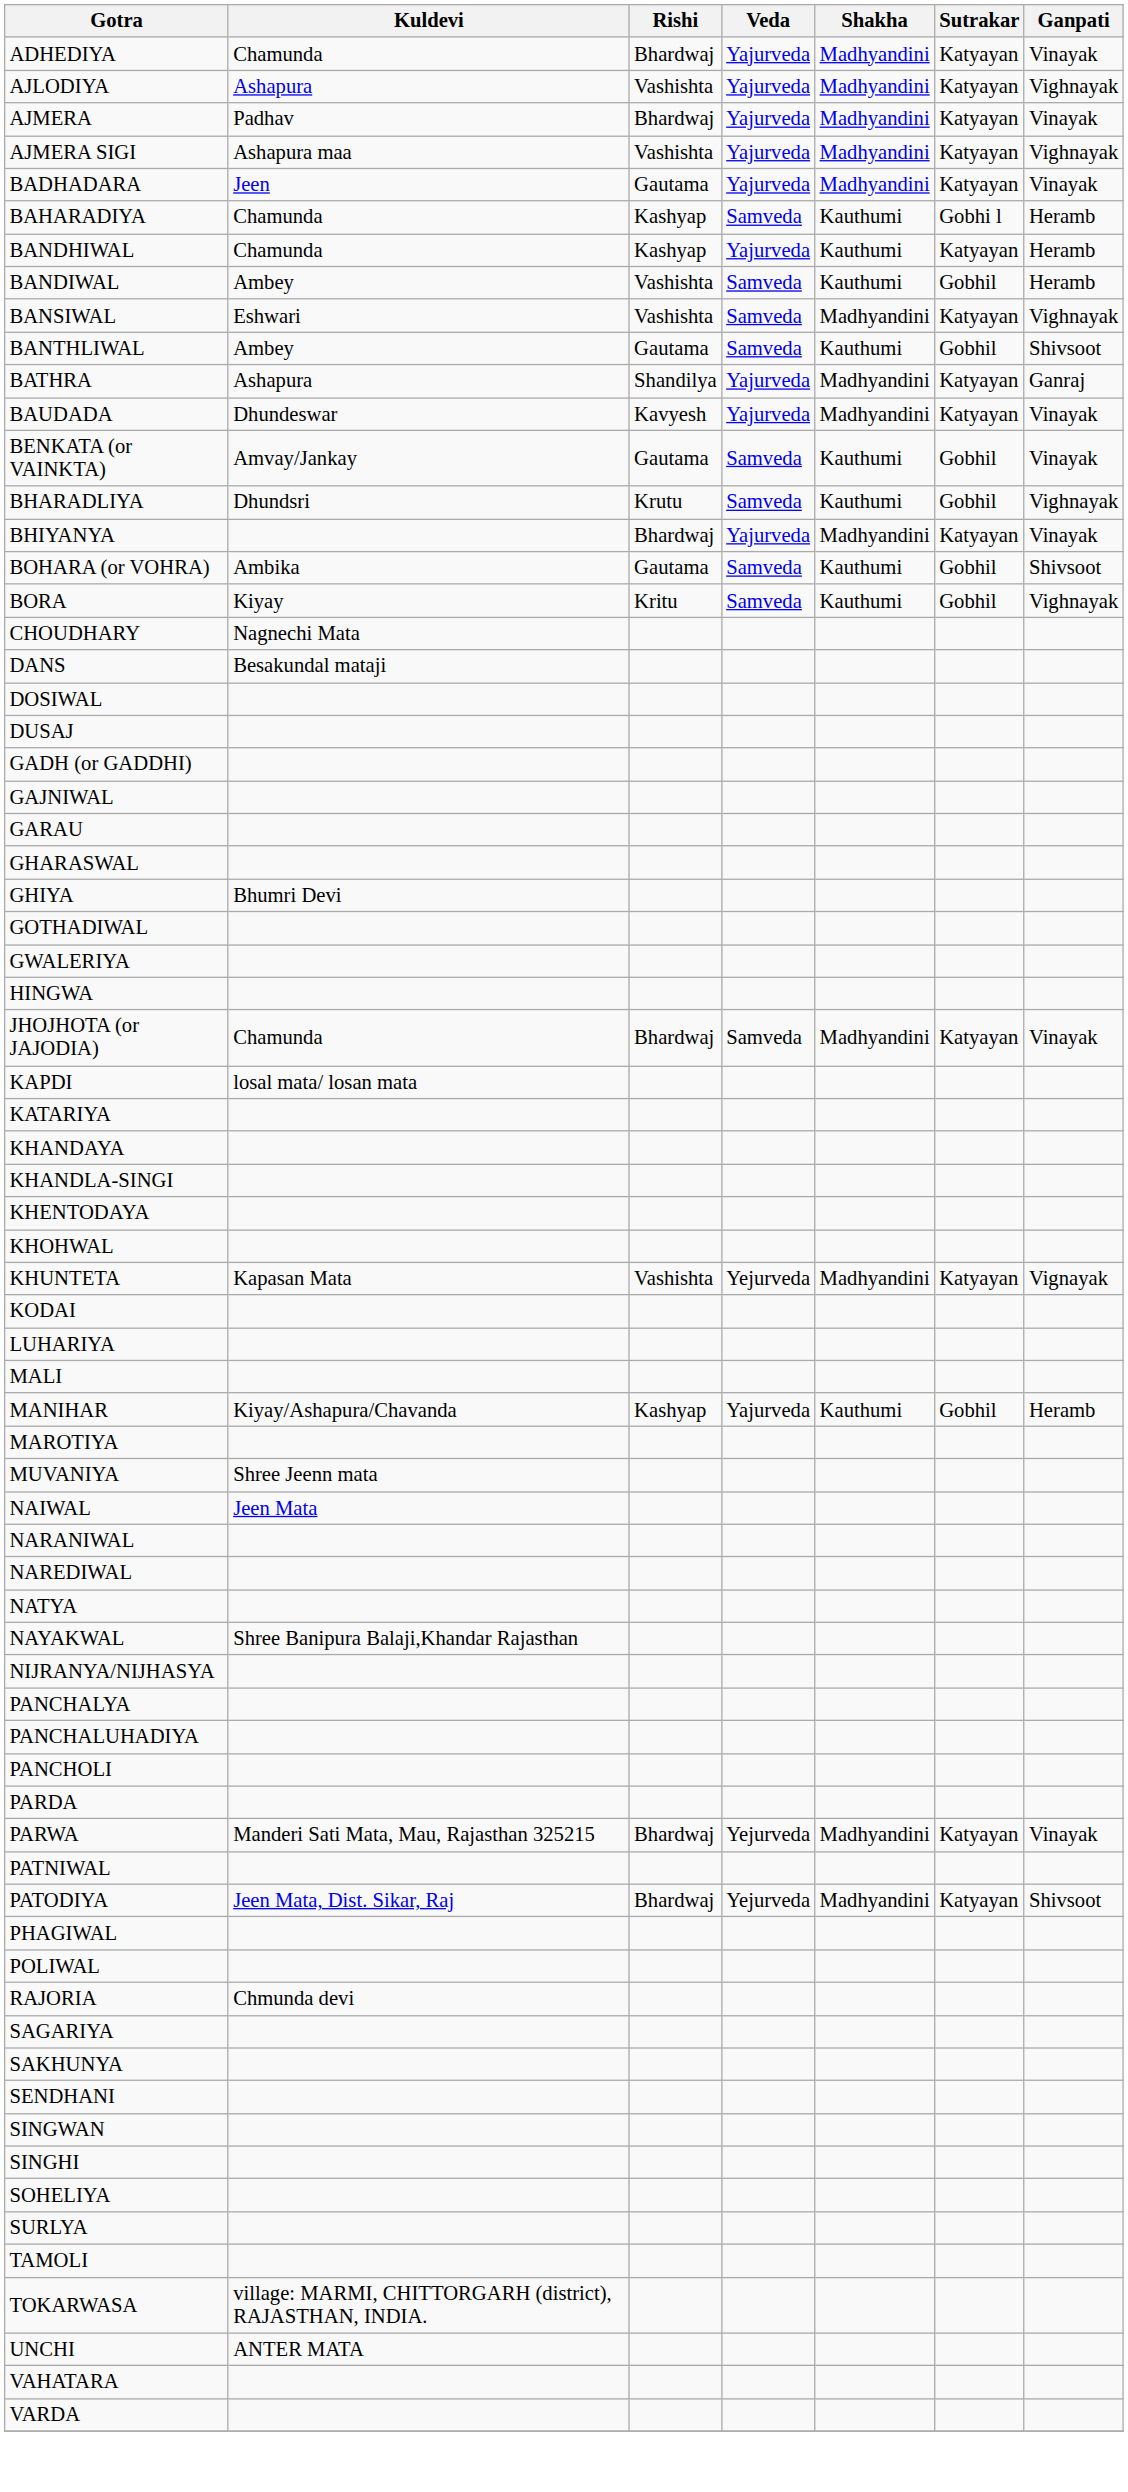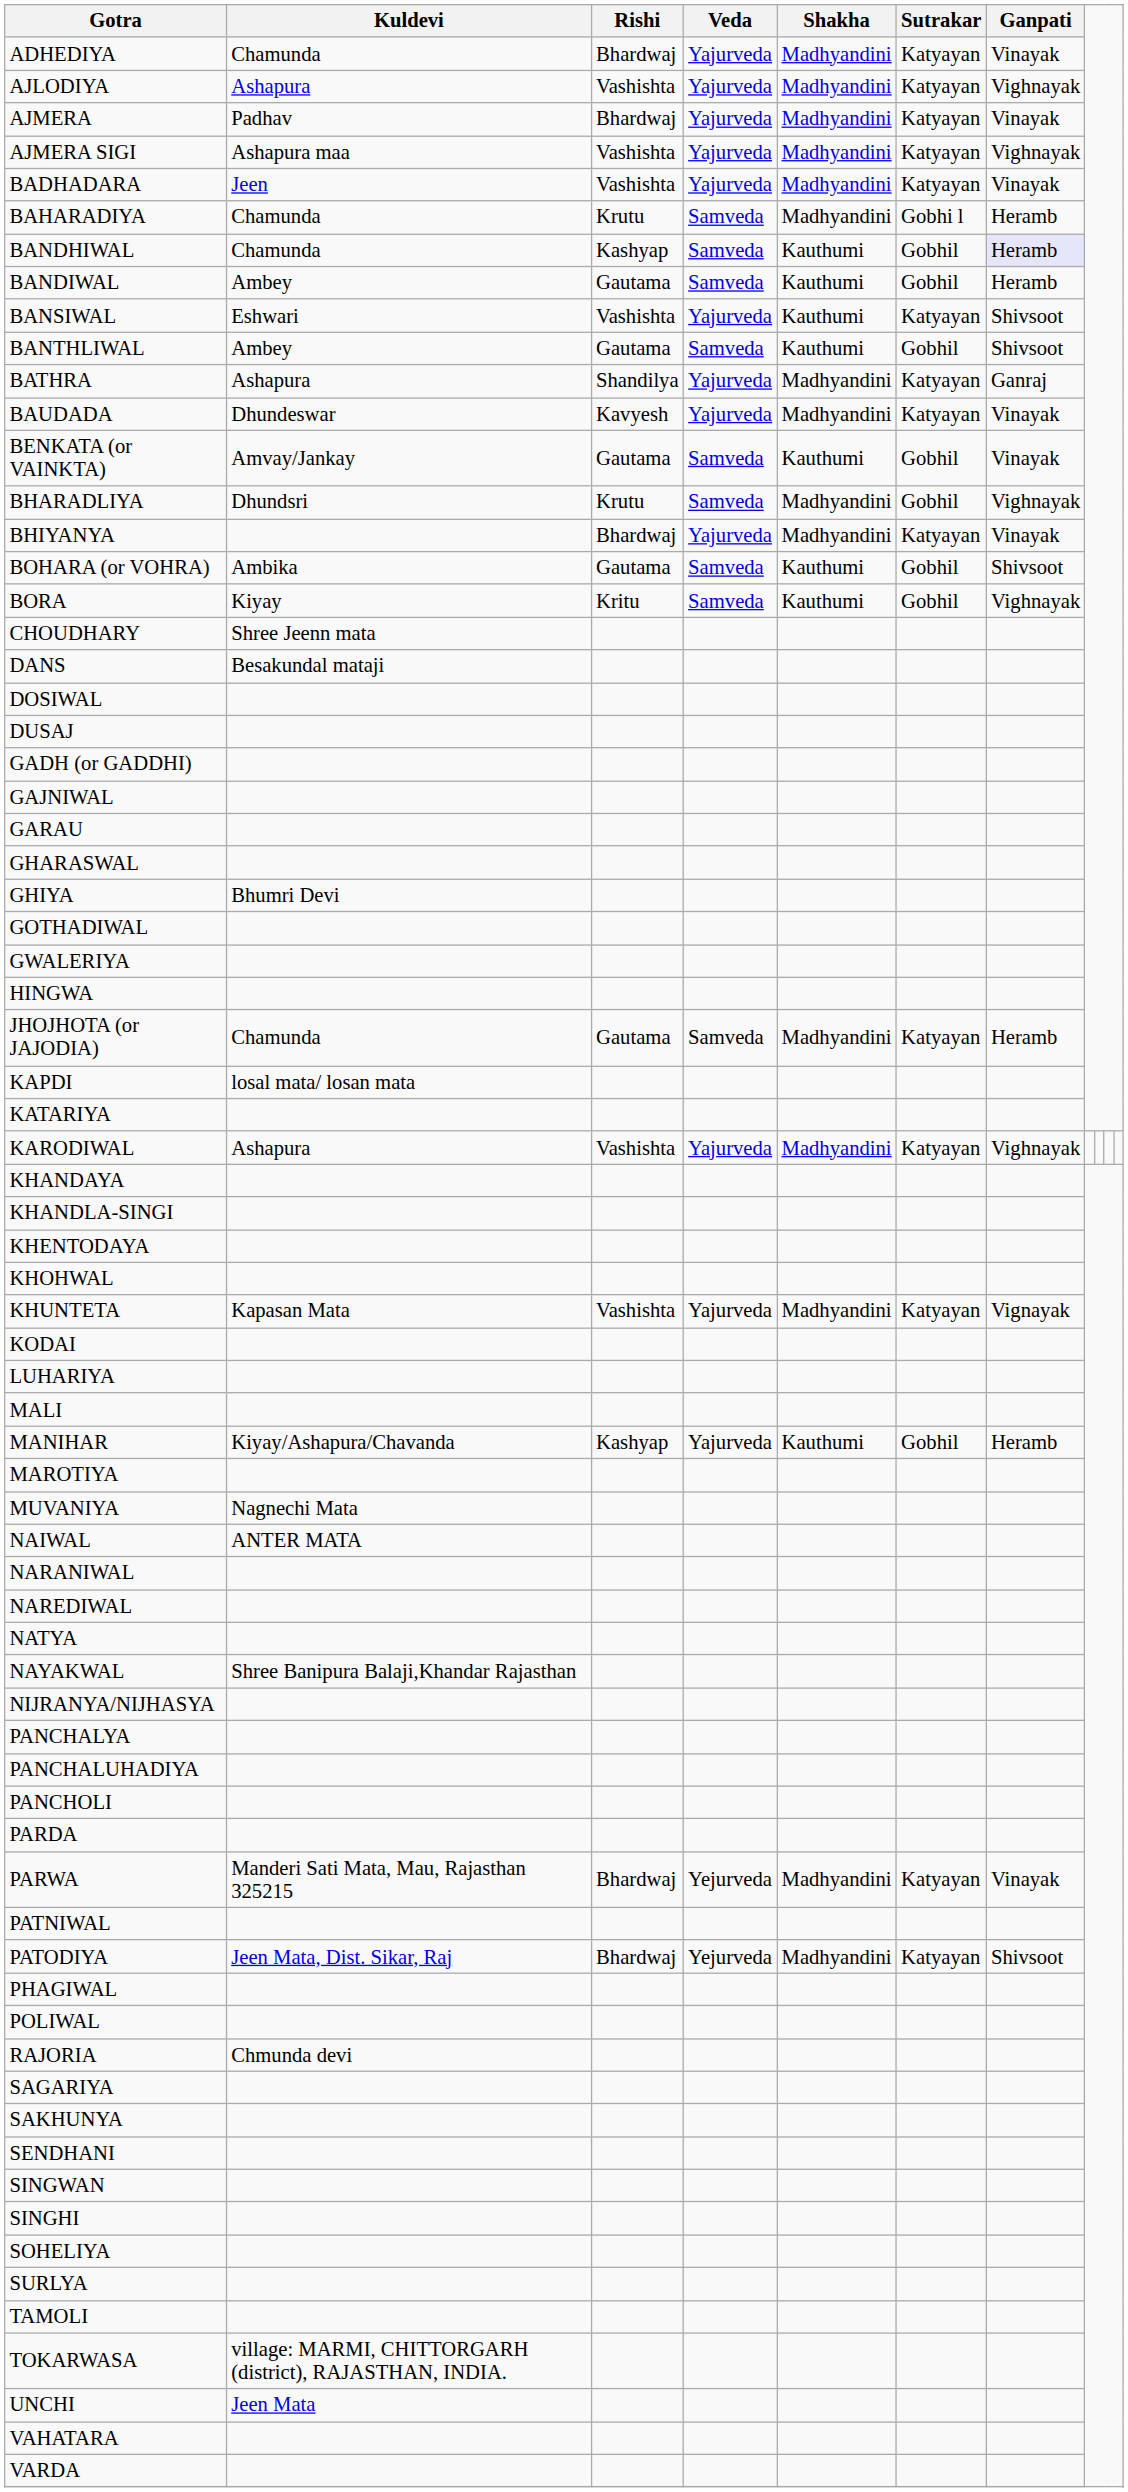(671, 184) Gautama -> (636, 184) Vashishta
(670, 217) Kashyap -> (620, 217) Krutu
(861, 217) Kauthumi -> (837, 217) Madhyandini
(768, 250) Yajurveda -> (726, 250) Samveda
(979, 250) Katyayan -> (930, 250) Gobhil
(1062, 250) no background -> (1024, 250) lavender background
(674, 282) Vashishta -> (633, 282) Gautama
(764, 315) Samveda -> (730, 315) Yajurveda
(875, 315) Madhyandini -> (823, 315) Kauthumi
(1074, 315) Vighnayak -> (1027, 315) Shivsoot
(861, 502) Kauthumi -> (837, 502) Madhyandini
(296, 633) Nagnechi Mata -> (303, 633) Shree Jeenn mata
(674, 1037) Bhardwaj -> (633, 1037) Gautama
(1063, 1037) Vinayak -> (1024, 1037) Heramb
+ row: (72, 1147)
(768, 1278) Yejurveda -> (730, 1311) Yajurveda
(305, 1474) Shree Jeenn mata -> (295, 1507) Nagnechi Mata
(275, 1507) Jeen Mata -> (297, 1540) ANTER MATA
(299, 2349) ANTER MATA -> (273, 2405) Jeen Mata
